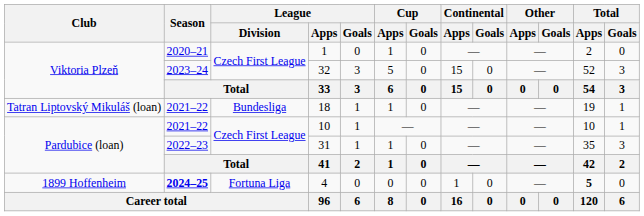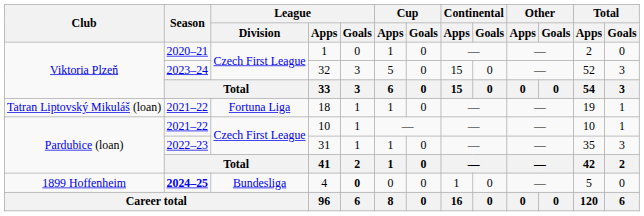(260, 107) Bundesliga -> (260, 107) Fortuna Liga
(260, 182) Fortuna Liga -> (260, 182) Bundesliga
(357, 182) normal -> (357, 182) bold
(589, 182) bold -> (589, 182) normal
